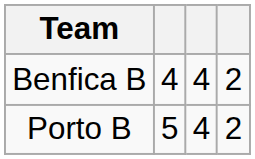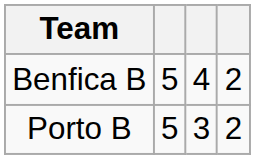(170, 79) 4 -> (170, 79) 5
(202, 128) 4 -> (202, 128) 3
